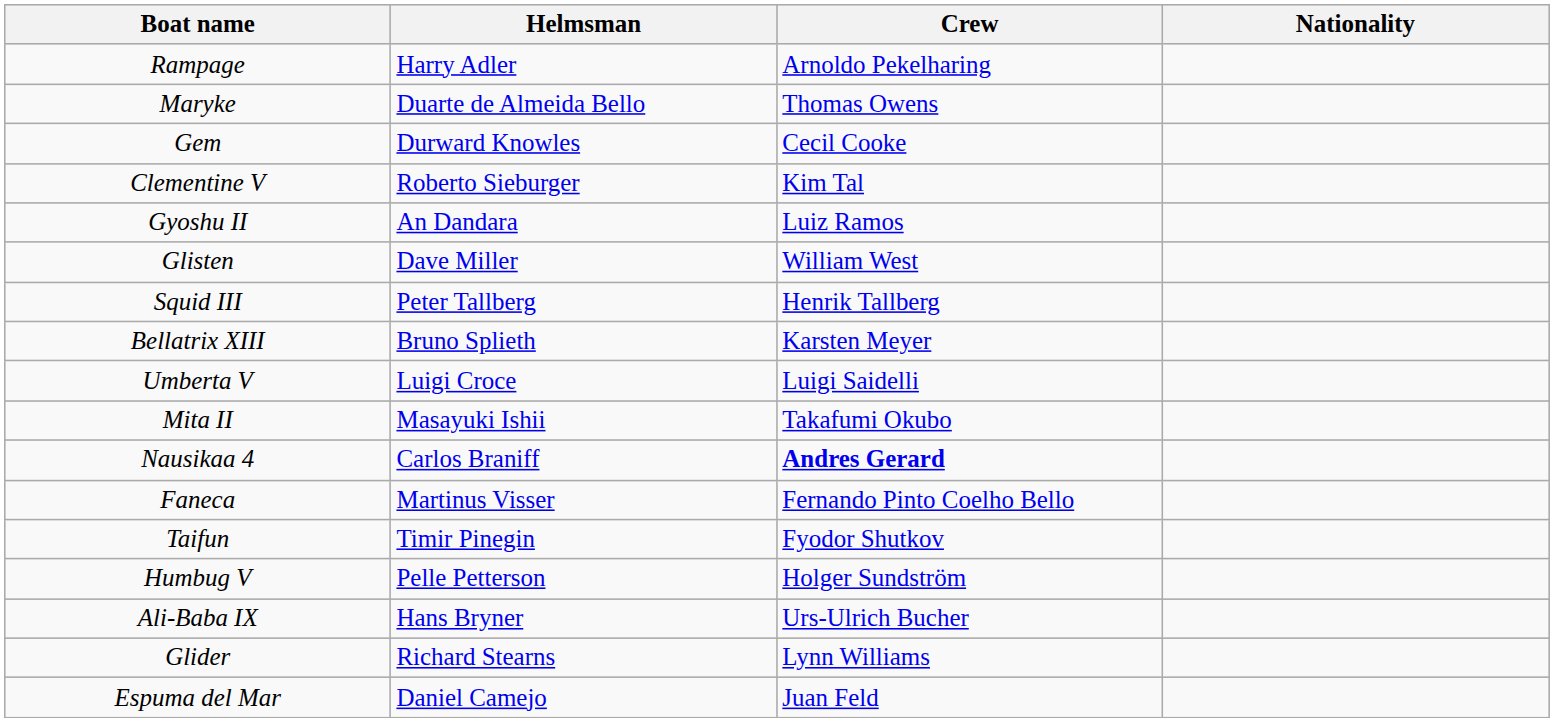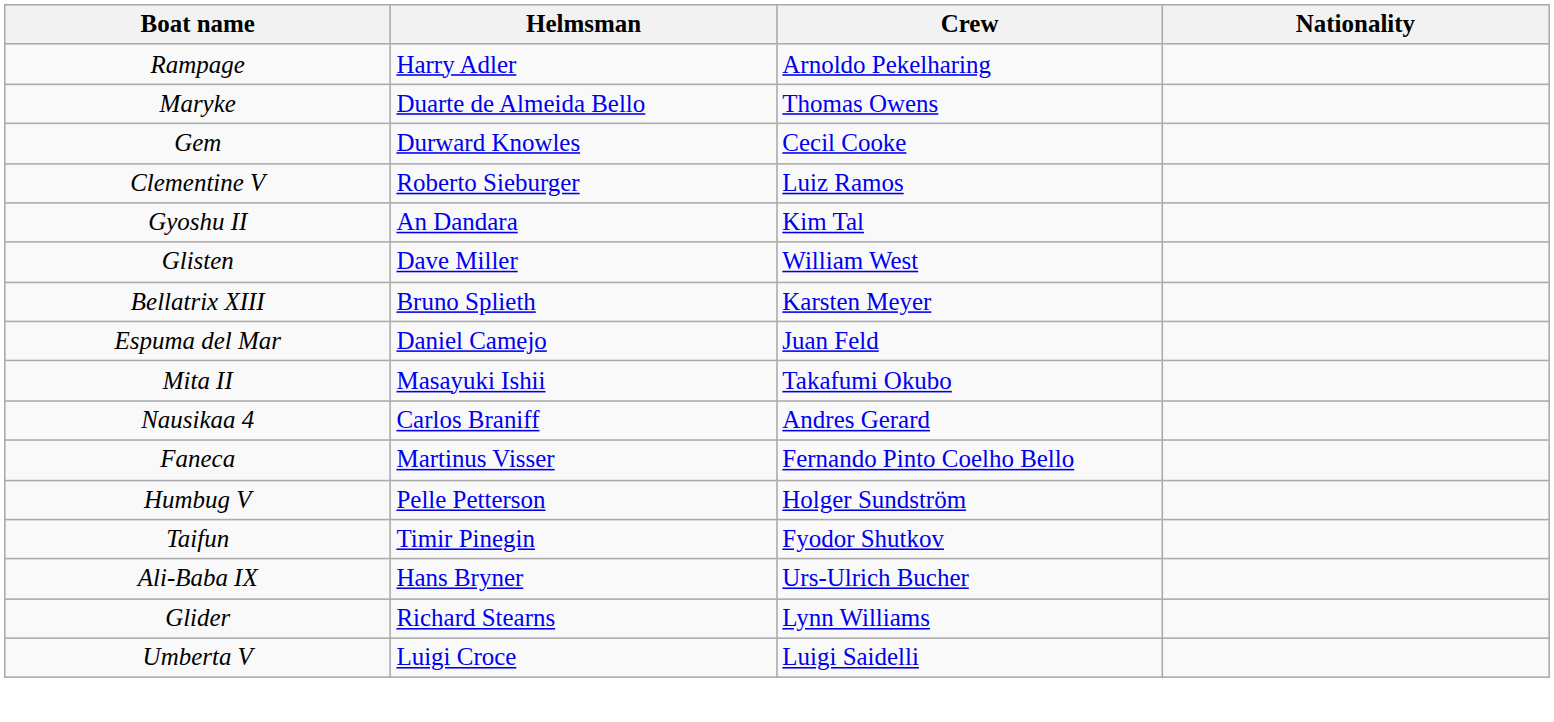(823, 182) Kim Tal -> (843, 182) Luiz Ramos
(843, 222) Luiz Ramos -> (823, 222) Kim Tal
- row: (198, 301)
rows swapped: (198, 380) <-> (198, 697)
(864, 459) bold -> (856, 420) normal
rows swapped: (198, 538) <-> (198, 578)
